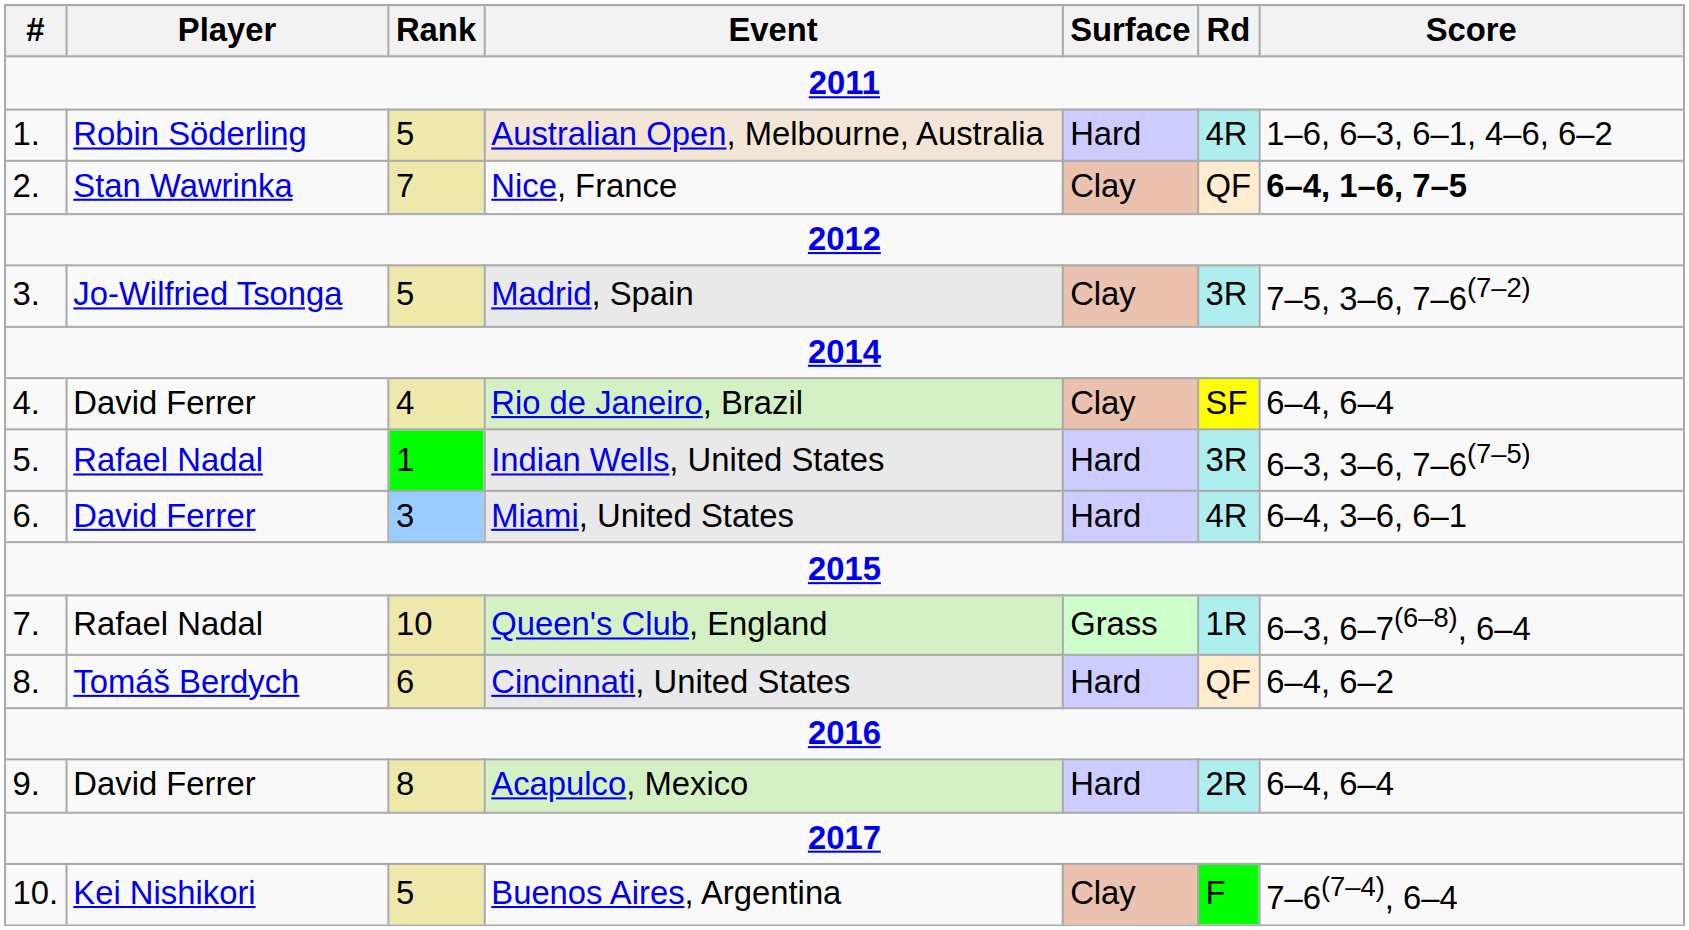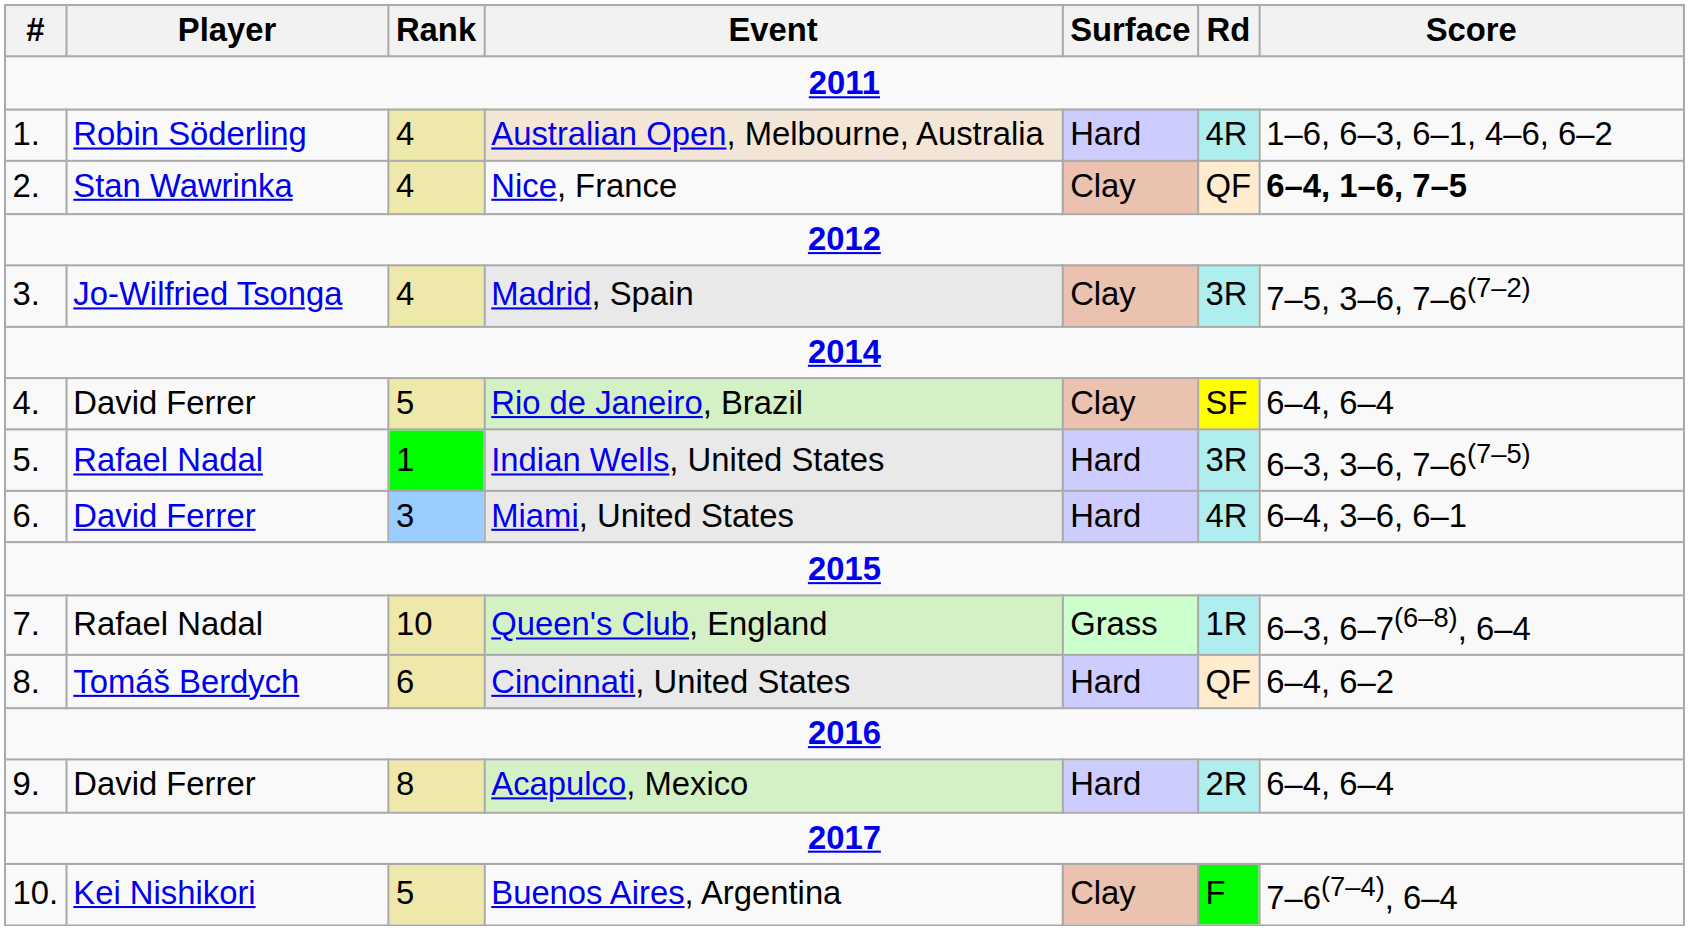(405, 134) 5 -> (405, 134) 4
(405, 186) 7 -> (405, 186) 4
(405, 295) 5 -> (405, 295) 4
(405, 403) 4 -> (405, 403) 5
